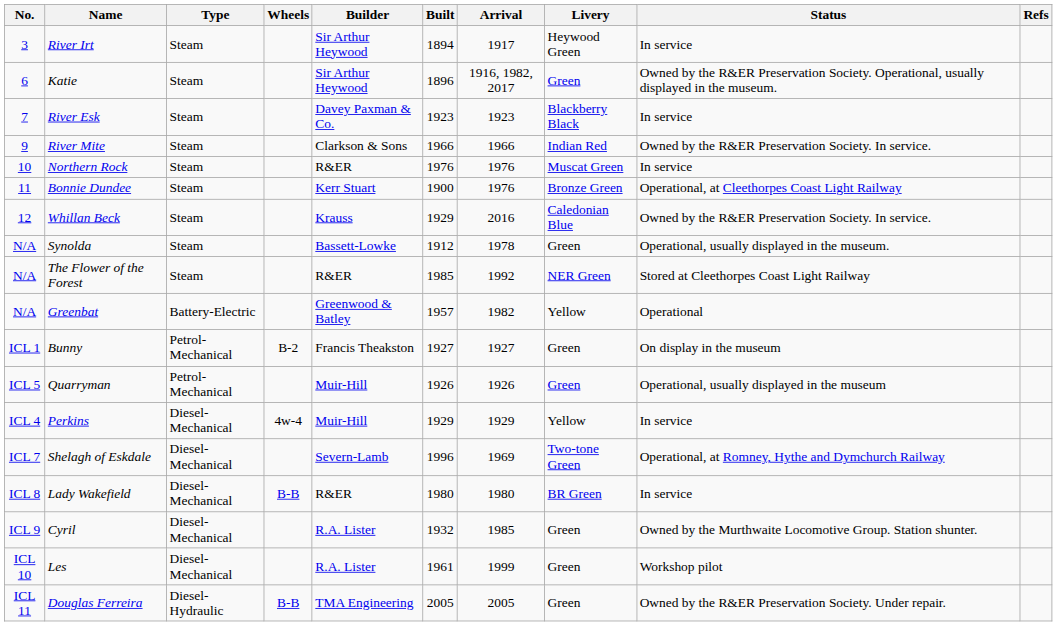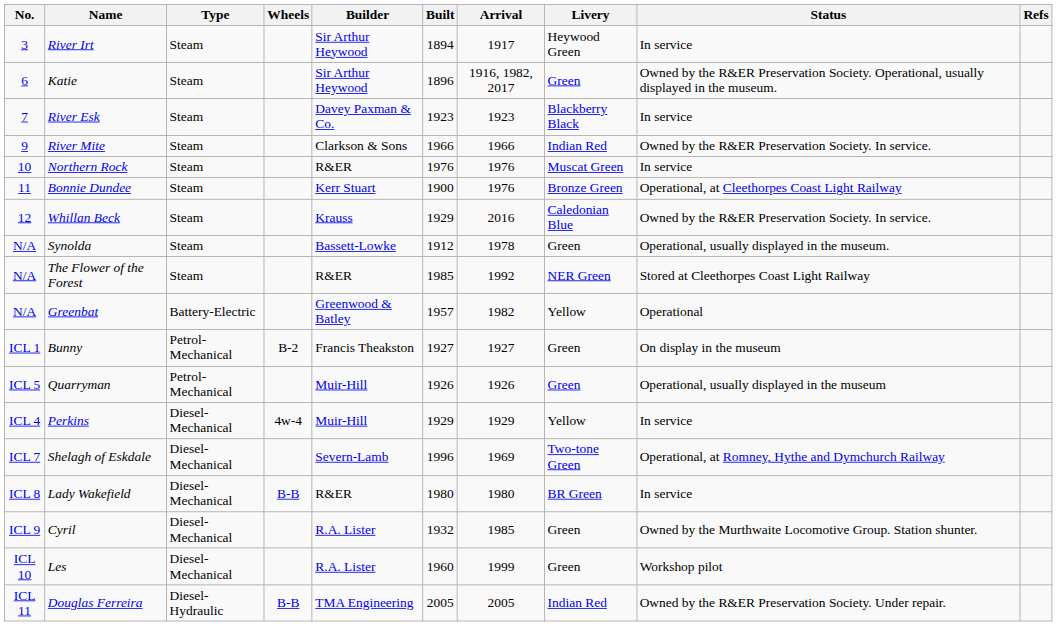(440, 566) 1961 -> (440, 566) 1960
(564, 602) Green -> (577, 602) Indian Red
